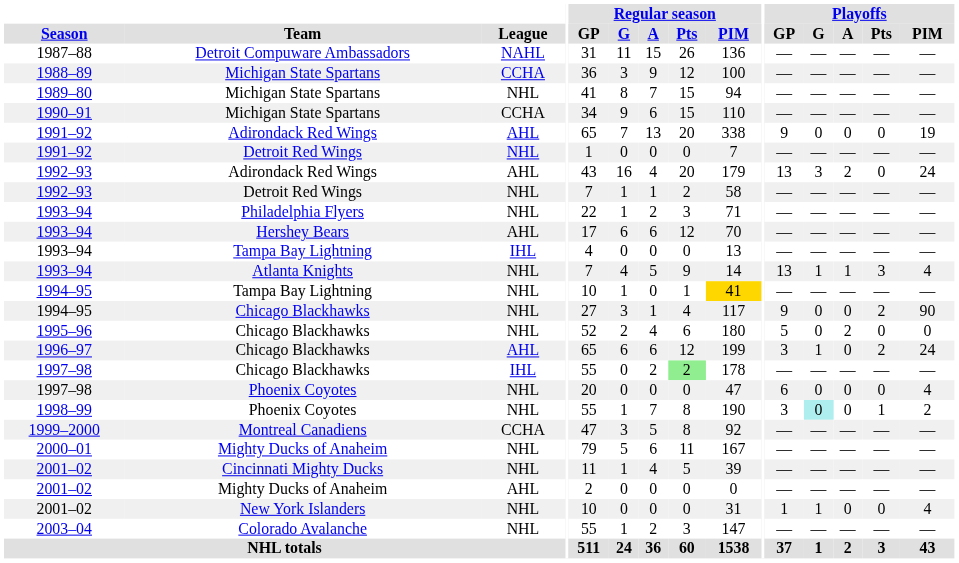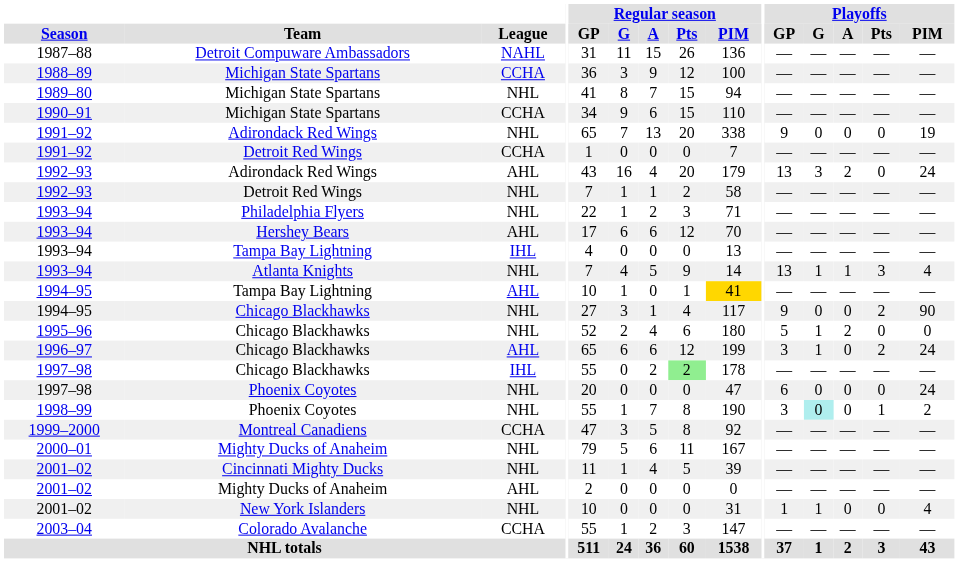(523, 132) AHL -> (523, 132) NHL
(523, 152) NHL -> (523, 152) CCHA
(523, 291) NHL -> (523, 291) AHL
(818, 330) 0 -> (818, 330) 1
(927, 390) 4 -> (927, 390) 24
(523, 528) NHL -> (523, 528) CCHA
